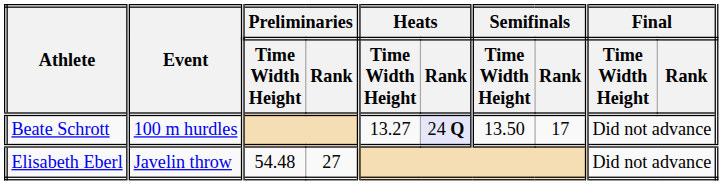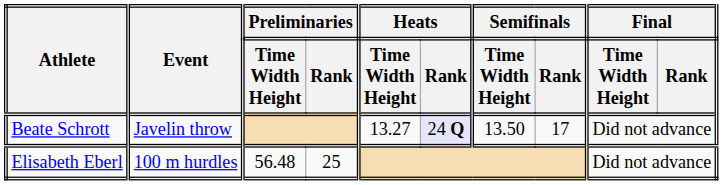(186, 130) 100 m hurdles -> (183, 130) Javelin throw
(183, 162) Javelin throw -> (186, 162) 100 m hurdles
(275, 162) 54.48 -> (275, 162) 56.48
(331, 162) 27 -> (331, 162) 25
